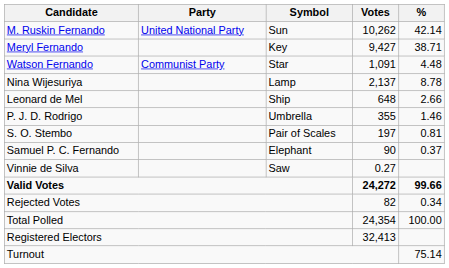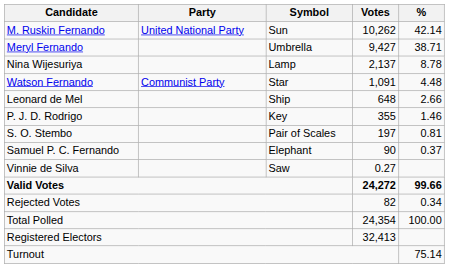(278, 47) Key -> (290, 47) Umbrella
rows swapped: (45, 82) <-> (50, 64)
(290, 116) Umbrella -> (278, 116) Key
